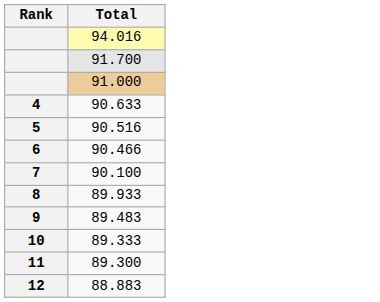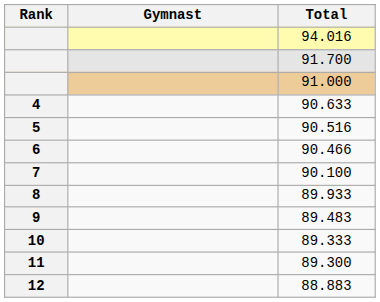+ column: (173, 16)
